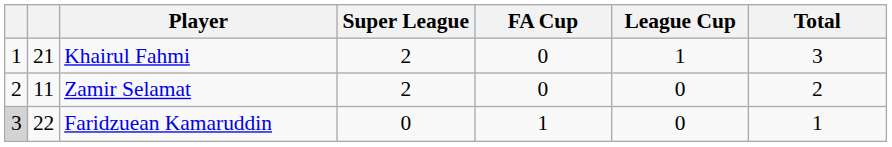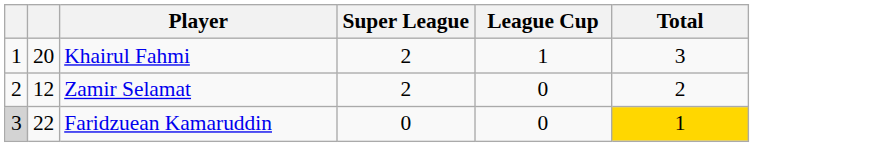- column: (543, 21)
(44, 55) 21 -> (44, 55) 20
(44, 89) 11 -> (44, 89) 12
(817, 123) no background -> (680, 123) gold background
